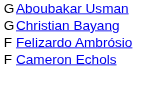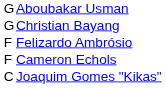+ row: (89, 76)
